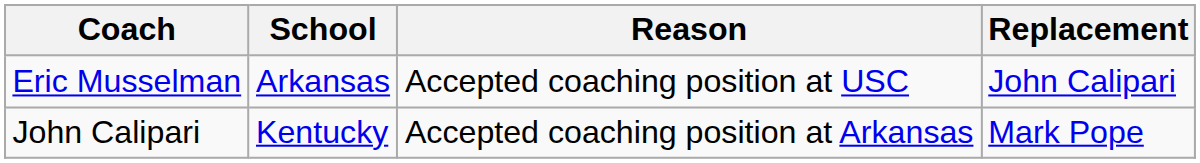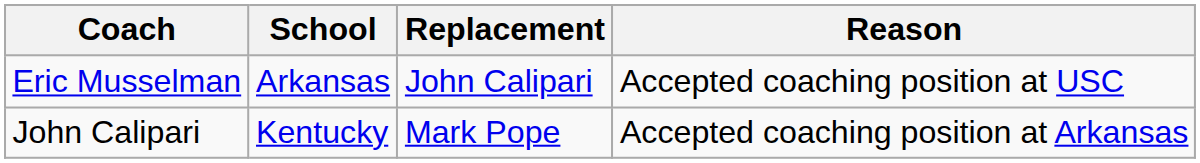columns swapped: (689, 30) <-> (1088, 30)
